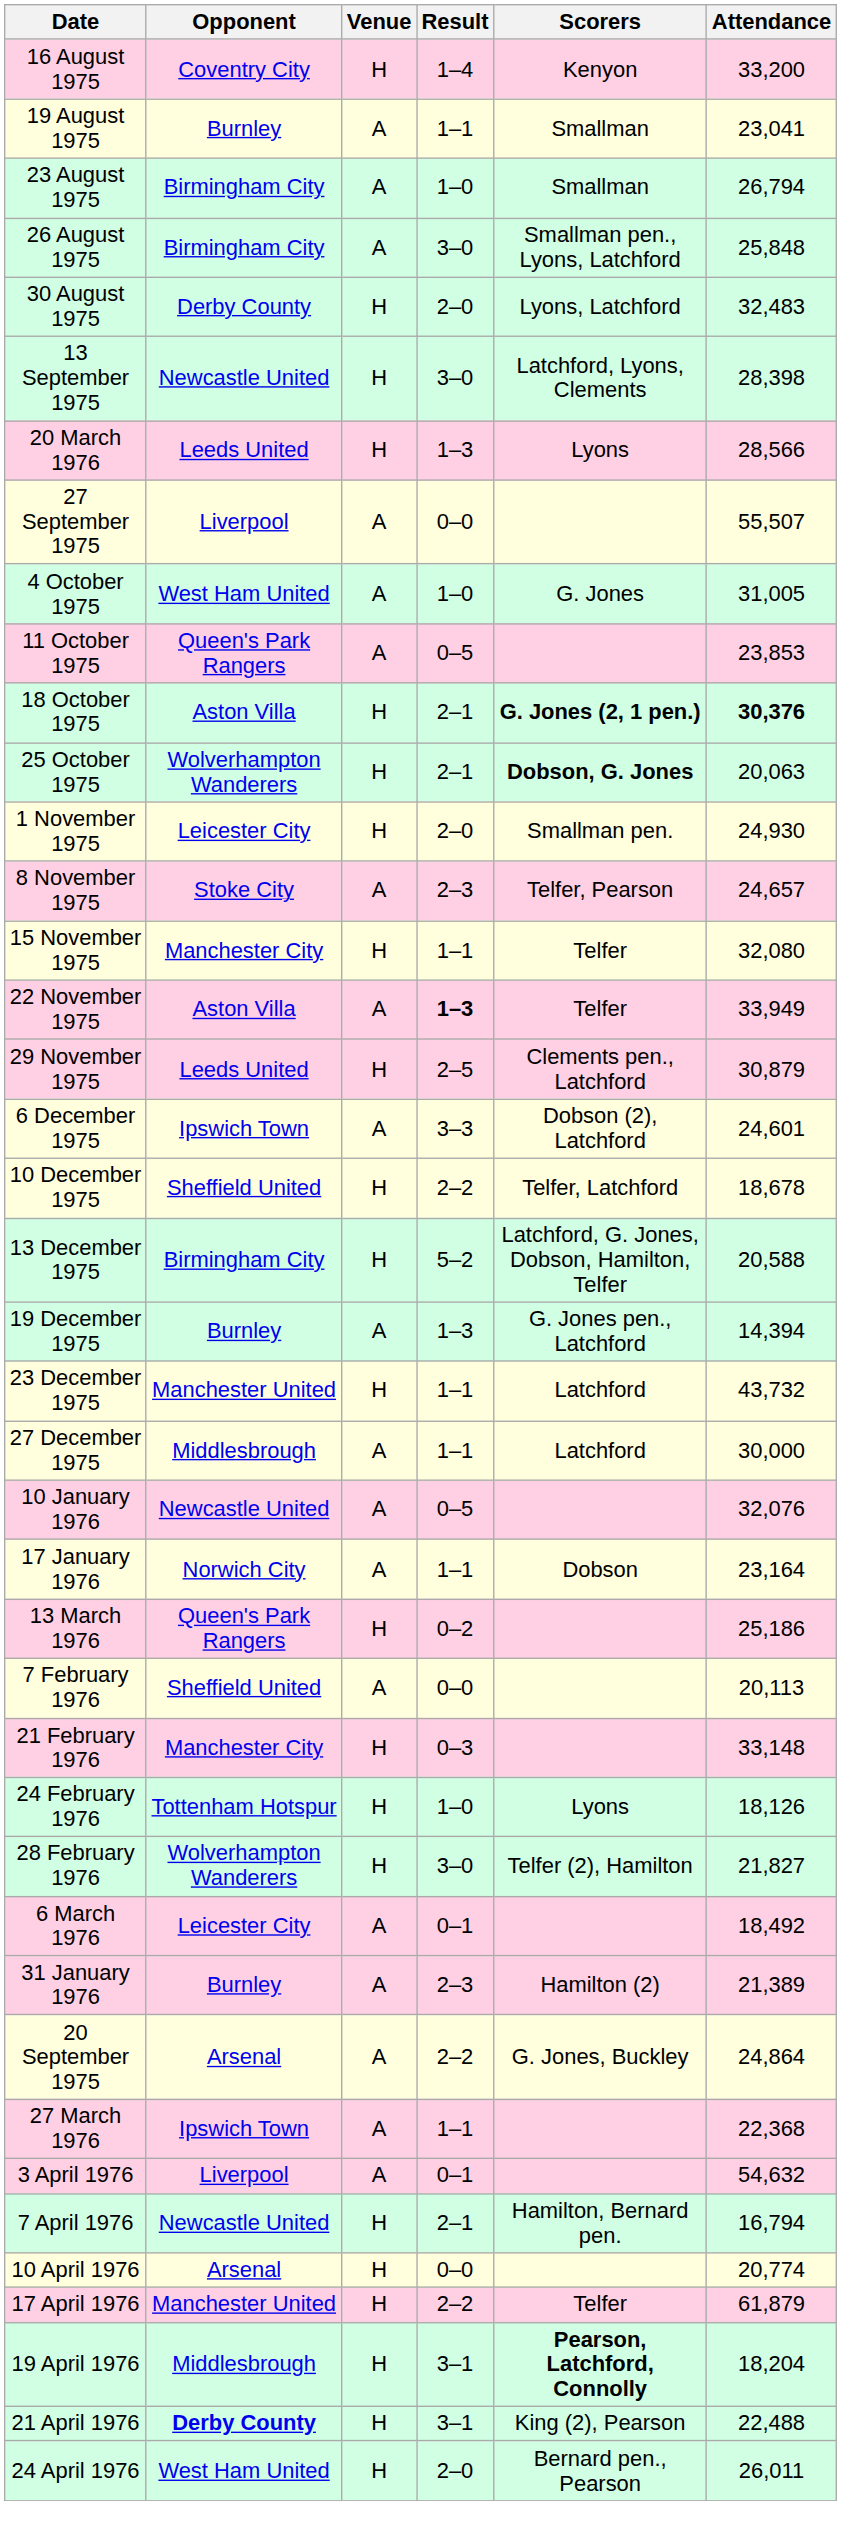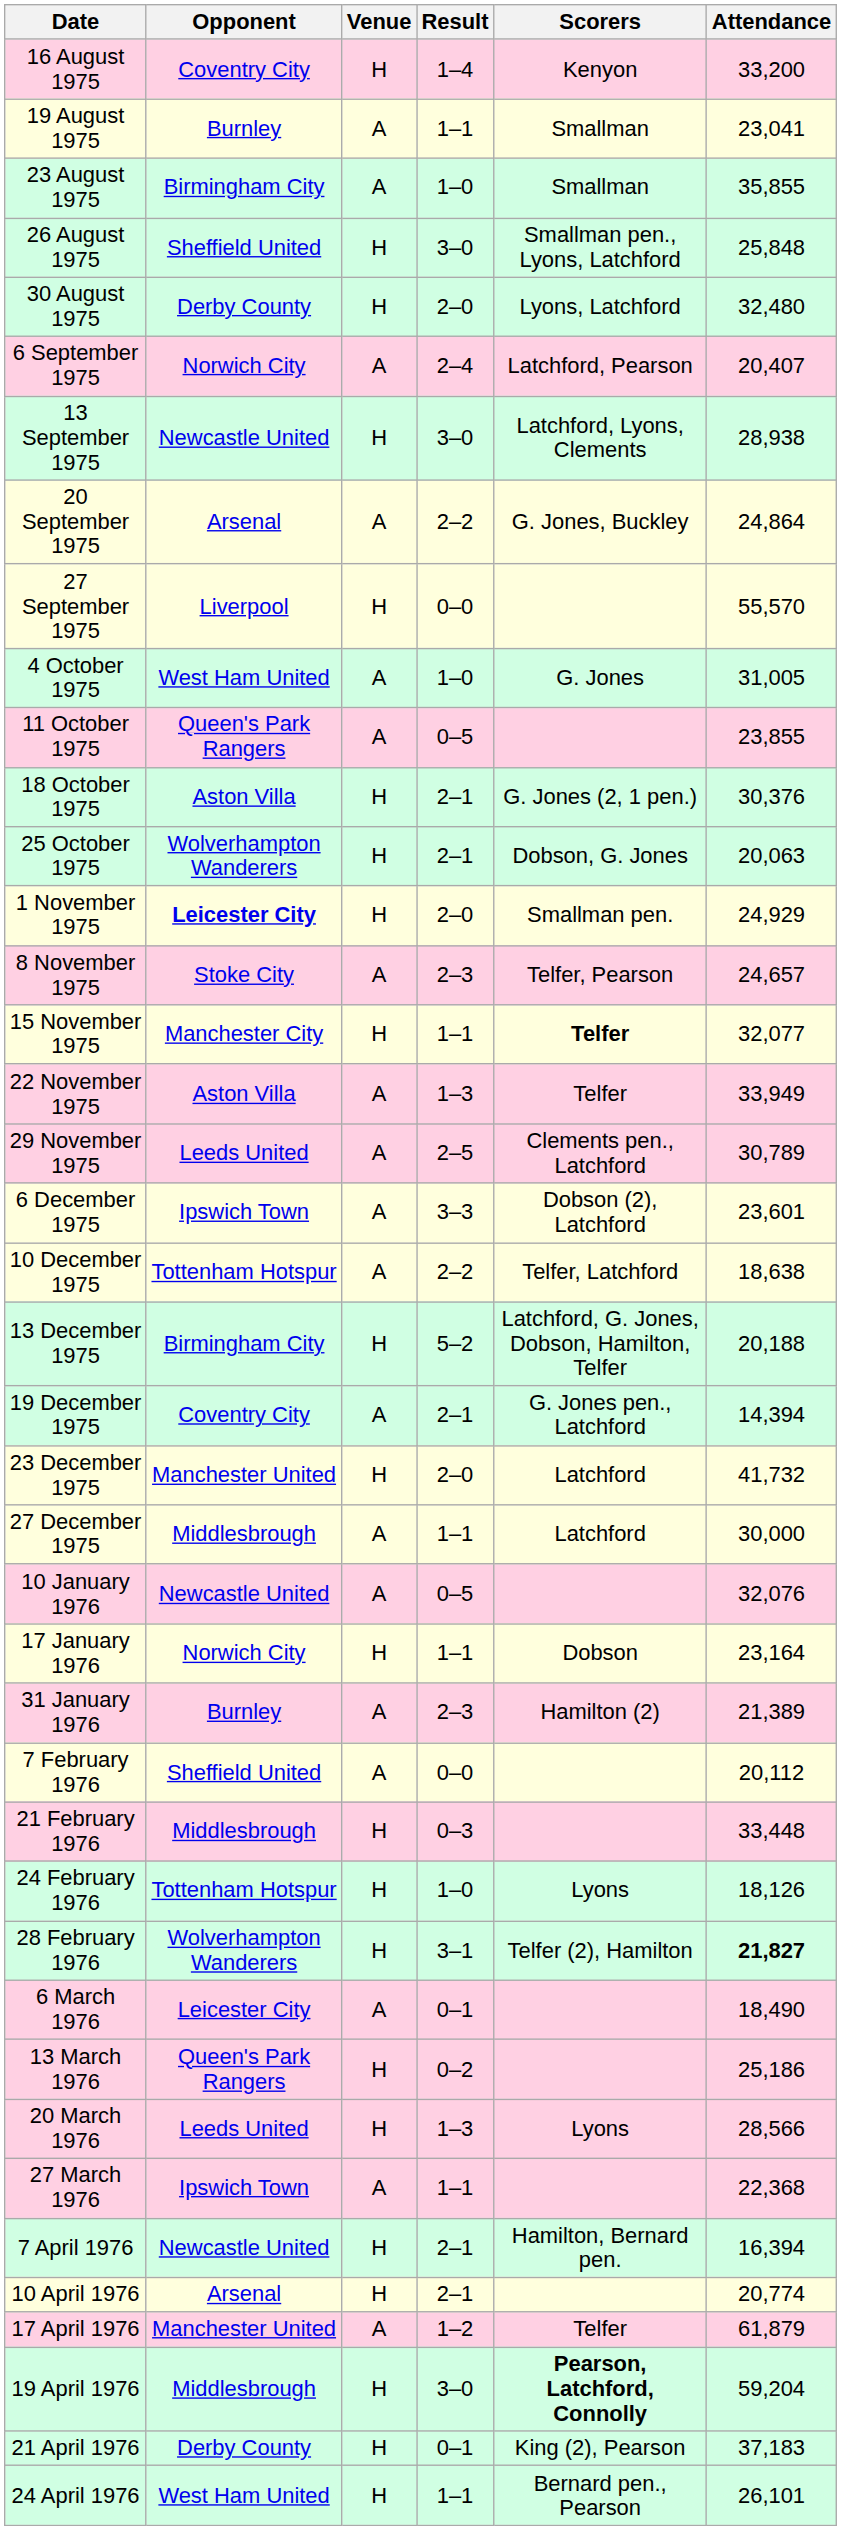(772, 187) 26,794 -> (772, 187) 35,855
(244, 247) Birmingham City -> (244, 247) Sheffield United
(379, 247) A -> (379, 247) H
(772, 306) 32,483 -> (772, 306) 32,480
+ row: (76, 366)
(772, 378) 28,398 -> (772, 437) 28,938
rows swapped: (76, 2056) <-> (76, 450)
(379, 521) A -> (379, 606) H
(772, 521) 55,507 -> (772, 606) 55,570
(772, 653) 23,853 -> (772, 737) 23,855
(600, 712) bold -> (600, 796) normal
(772, 712) bold -> (772, 796) normal
(600, 771) bold -> (600, 856) normal
(244, 831) normal -> (244, 915) bold
(772, 831) 24,930 -> (772, 915) 24,929
(600, 950) normal -> (600, 1034) bold
(772, 950) 32,080 -> (772, 1034) 32,077
(455, 1009) bold -> (455, 1093) normal
(379, 1069) H -> (379, 1153) A
(772, 1069) 30,879 -> (772, 1153) 30,789
(772, 1128) 24,601 -> (772, 1212) 23,601
(244, 1187) Sheffield United -> (244, 1272) Tottenham Hotspur
(379, 1187) H -> (379, 1272) A
(772, 1187) 18,678 -> (772, 1272) 18,638
(772, 1259) 20,588 -> (772, 1343) 20,188
(244, 1331) Burnley -> (244, 1415) Coventry City
(455, 1331) 1–3 -> (455, 1415) 2–1
(455, 1390) 1–1 -> (455, 1474) 2–0
(772, 1390) 43,732 -> (772, 1474) 41,732
(379, 1569) A -> (379, 1653) H
rows swapped: (76, 1985) <-> (76, 1628)
(772, 1687) 20,113 -> (772, 1772) 20,112
(244, 1747) Manchester City -> (244, 1831) Middlesbrough
(772, 1747) 33,148 -> (772, 1831) 33,448
(455, 1866) 3–0 -> (455, 1950) 3–1
(772, 1866) normal -> (772, 1950) bold
(772, 1925) 18,492 -> (772, 2009) 18,490
- row: (76, 2175)
(772, 2222) 16,794 -> (772, 2247) 16,394
(455, 2269) 0–0 -> (455, 2294) 2–1
(379, 2304) H -> (379, 2329) A
(455, 2304) 2–2 -> (455, 2329) 1–2
(455, 2364) 3–1 -> (455, 2388) 3–0
(772, 2364) 18,204 -> (772, 2388) 59,204
(244, 2423) bold -> (244, 2448) normal
(455, 2423) 3–1 -> (455, 2448) 0–1
(772, 2423) 22,488 -> (772, 2448) 37,183
(455, 2470) 2–0 -> (455, 2495) 1–1
(772, 2470) 26,011 -> (772, 2495) 26,101
